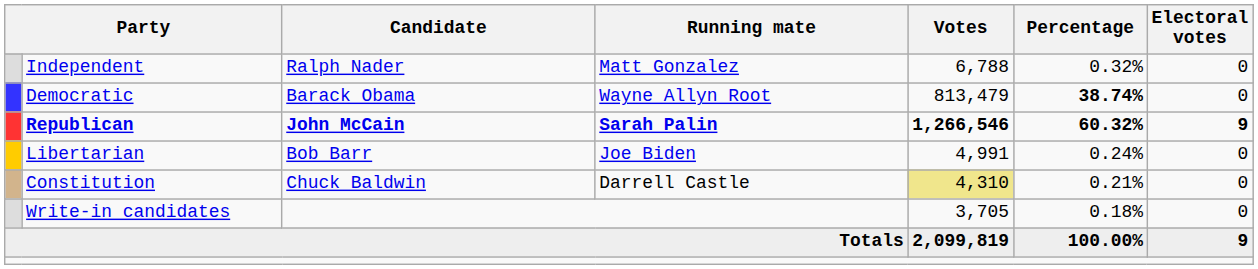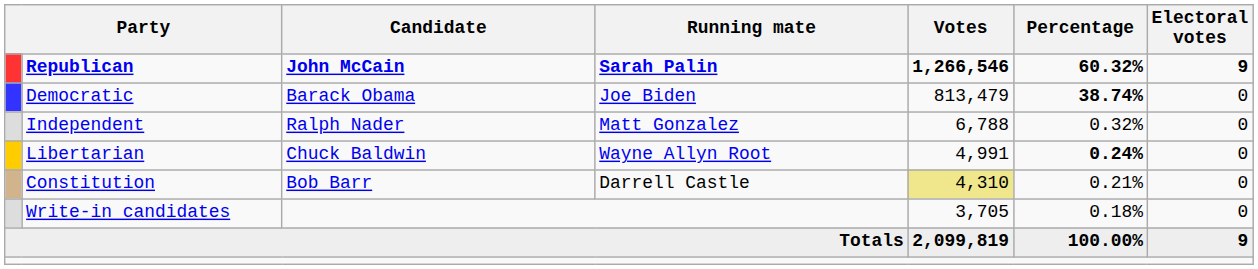rows swapped: (80, 127) <-> (85, 69)
(685, 98) Wayne Allyn Root -> (648, 98) Joe Biden
(329, 155) Bob Barr -> (356, 155) Chuck Baldwin
(648, 155) Joe Biden -> (685, 155) Wayne Allyn Root
(1116, 155) normal -> (1116, 155) bold
(356, 184) Chuck Baldwin -> (329, 184) Bob Barr
